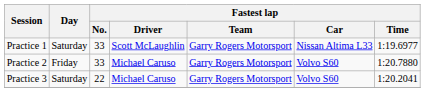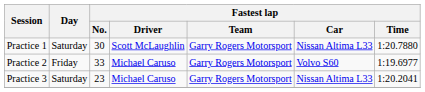(99, 46) 33 -> (99, 46) 30
(398, 46) 1:19.6977 -> (398, 46) 1:20.7880
(398, 63) 1:20.7880 -> (398, 63) 1:19.6977
(99, 79) 22 -> (99, 79) 23
(317, 79) Volvo S60 -> (334, 79) Nissan Altima L33
